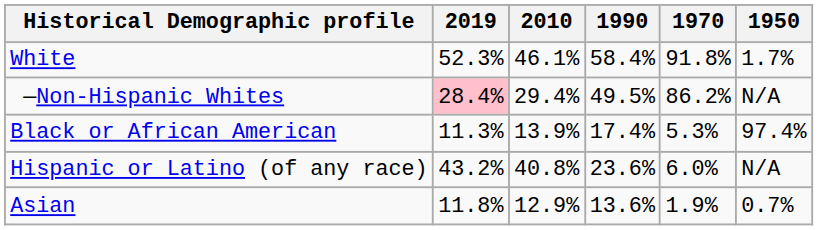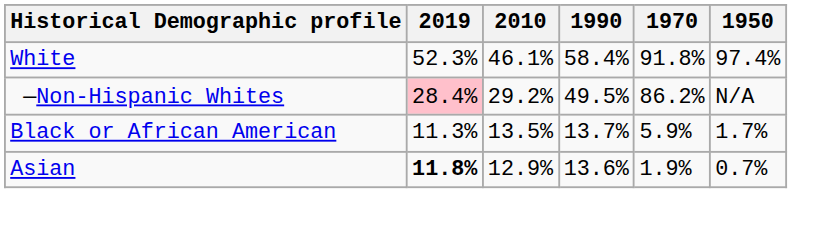(767, 59) 1.7% -> (748, 59) 97.4%
(547, 96) 29.4% -> (520, 96) 29.2%
(547, 133) 13.9% -> (520, 133) 13.5%
(622, 133) 17.4% -> (596, 133) 13.7%
(692, 133) 5.3% -> (665, 133) 5.9%
(774, 133) 97.4% -> (741, 133) 1.7%
- row: (219, 169)
(471, 206) normal -> (445, 169) bold
